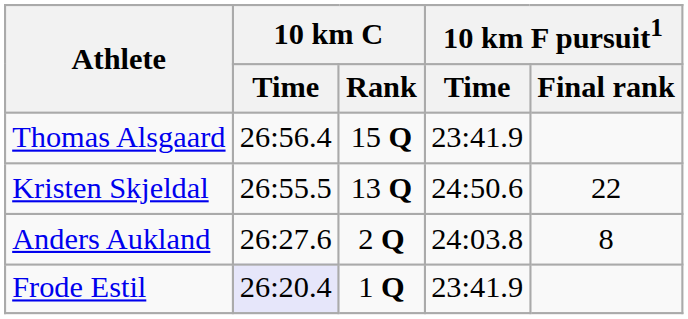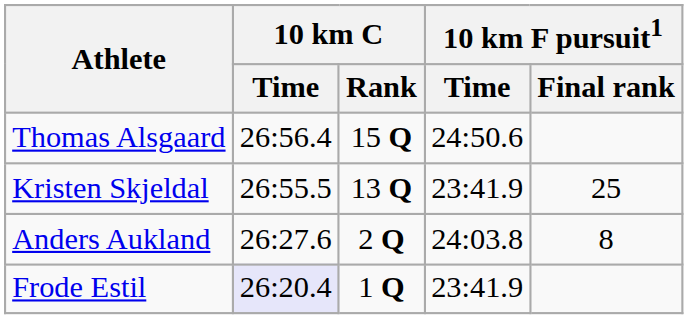(477, 138) 23:41.9 -> (477, 138) 24:50.6
(477, 188) 24:50.6 -> (477, 188) 23:41.9
(606, 188) 22 -> (606, 188) 25
